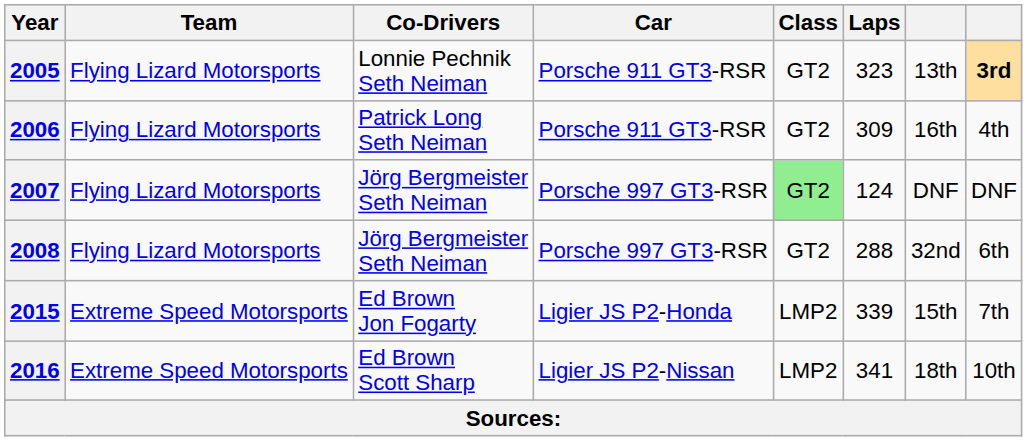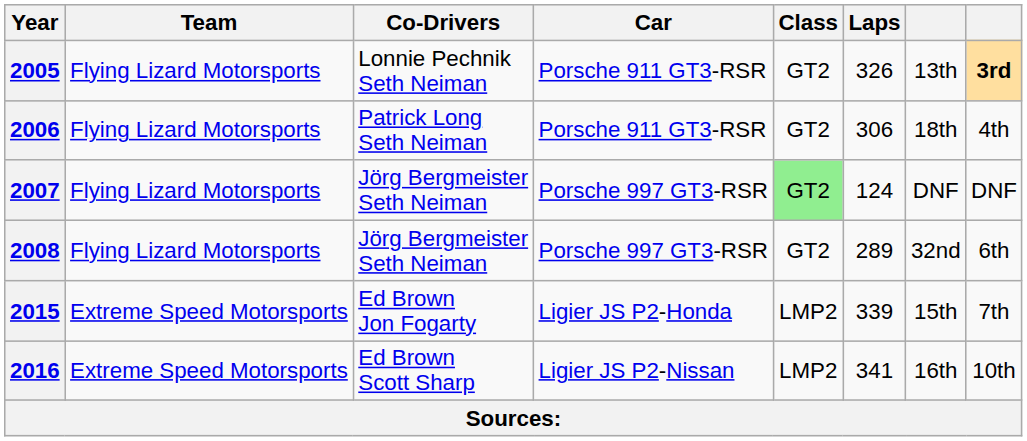(874, 70) 323 -> (874, 70) 326
(874, 131) 309 -> (874, 131) 306
(936, 131) 16th -> (936, 131) 18th
(874, 251) 288 -> (874, 251) 289
(936, 371) 18th -> (936, 371) 16th
